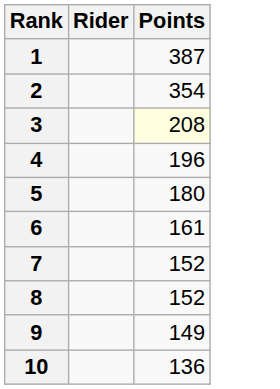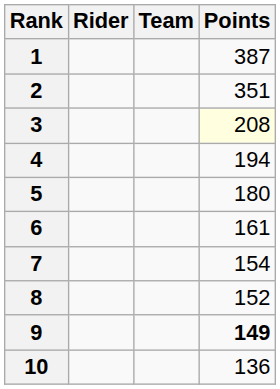+ column: (166, 21)
(187, 90) 354 -> (252, 90) 351
(187, 159) 196 -> (252, 159) 194
(187, 263) 152 -> (252, 263) 154
(187, 332) normal -> (252, 332) bold
